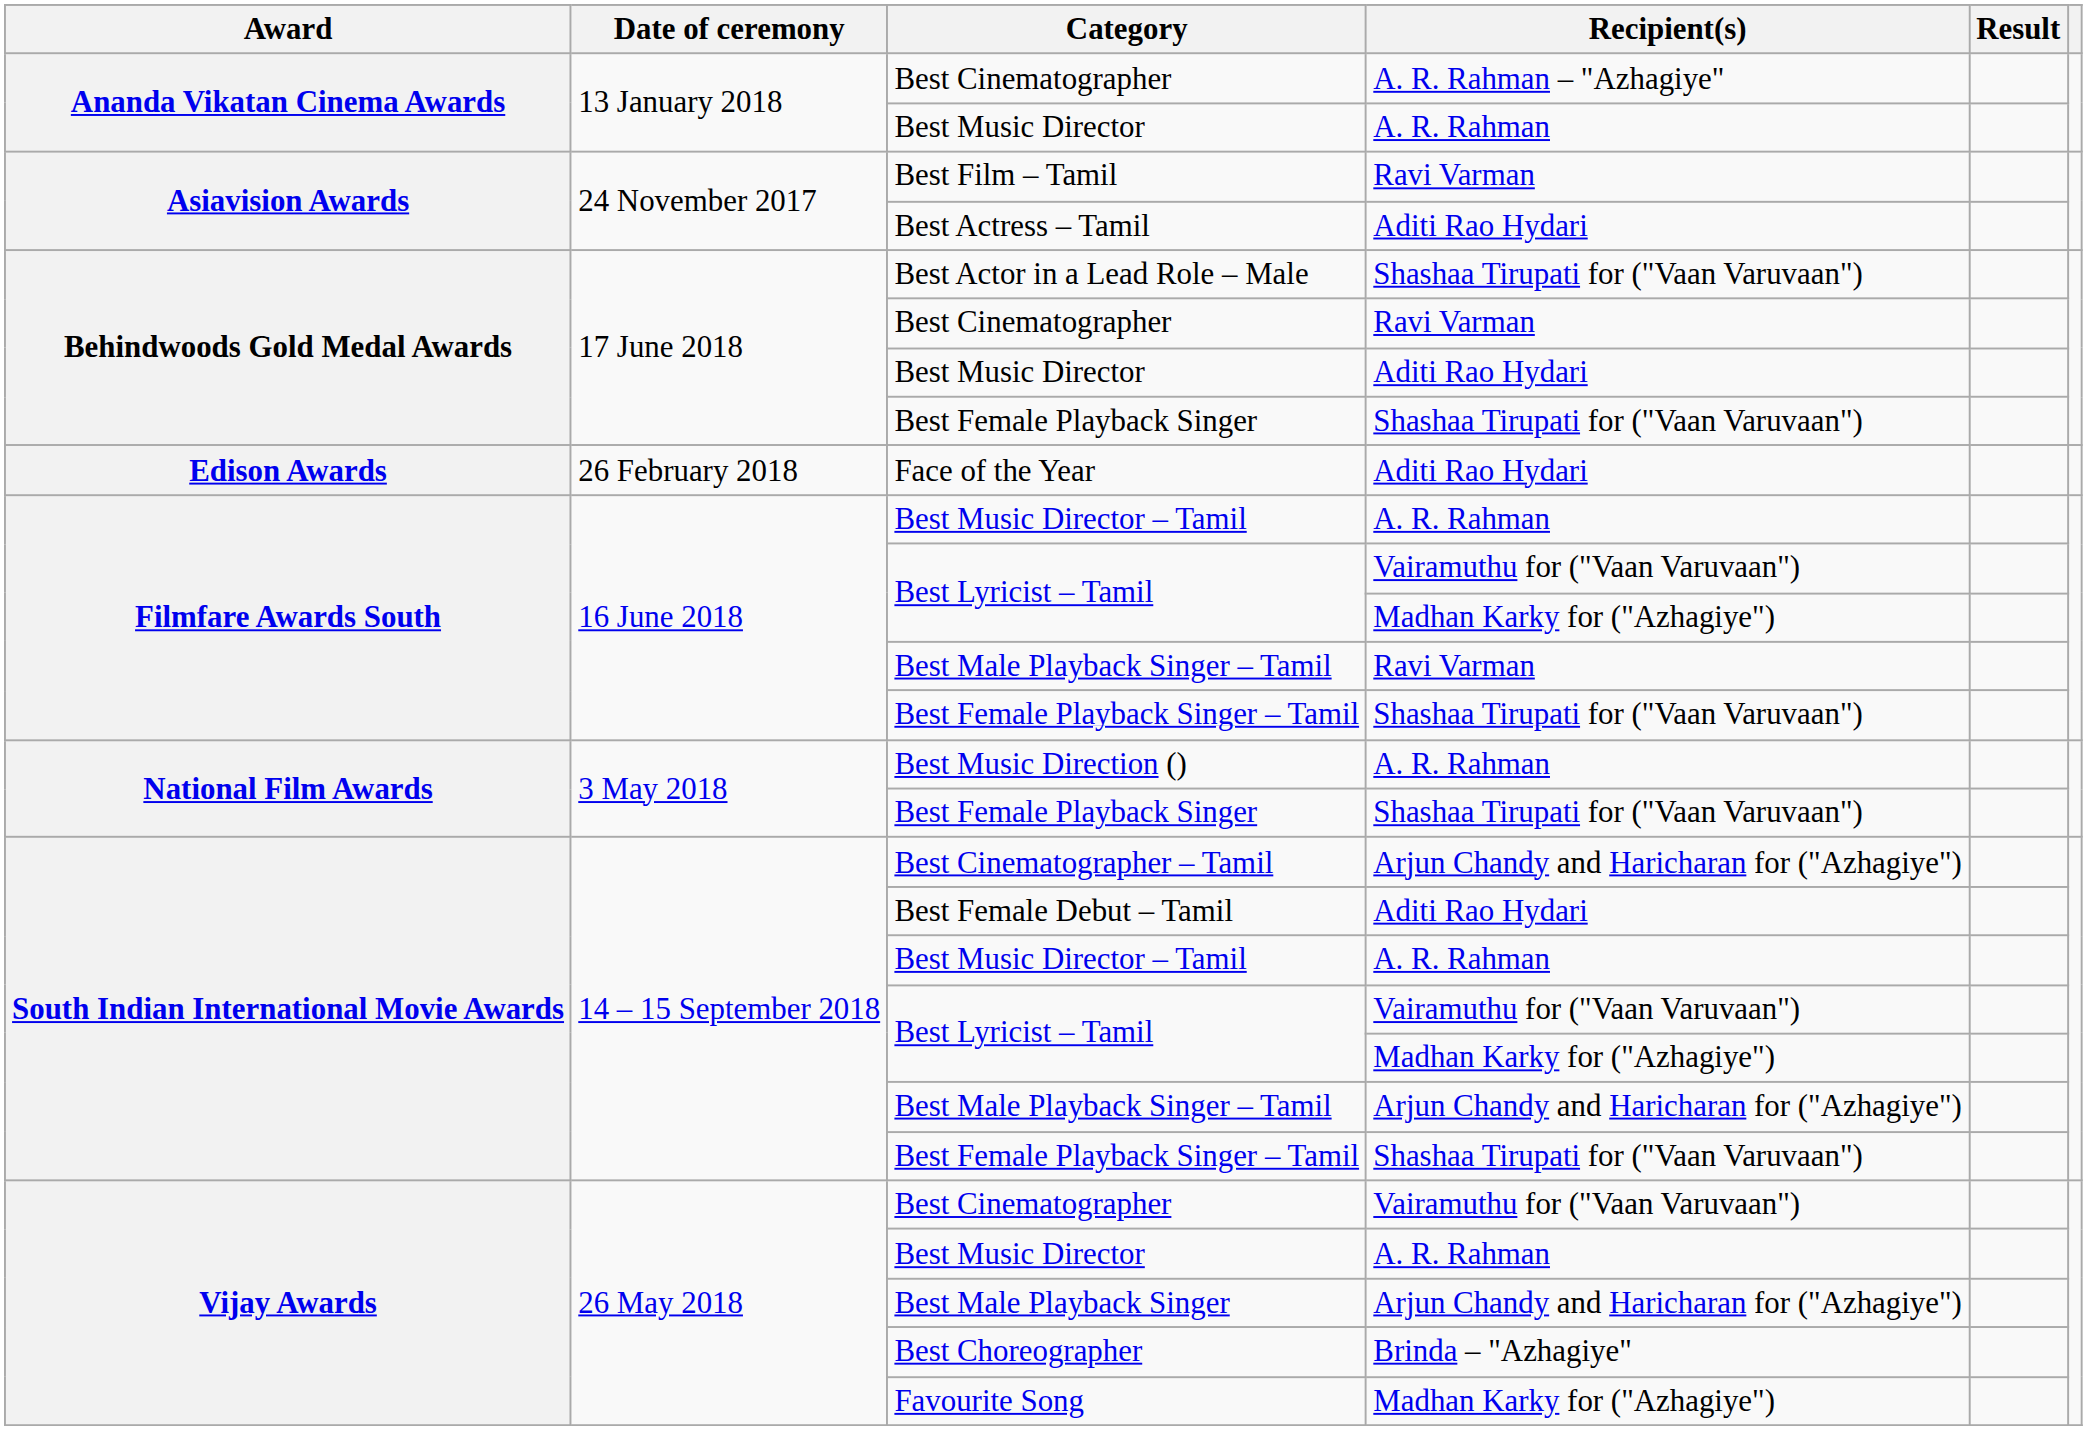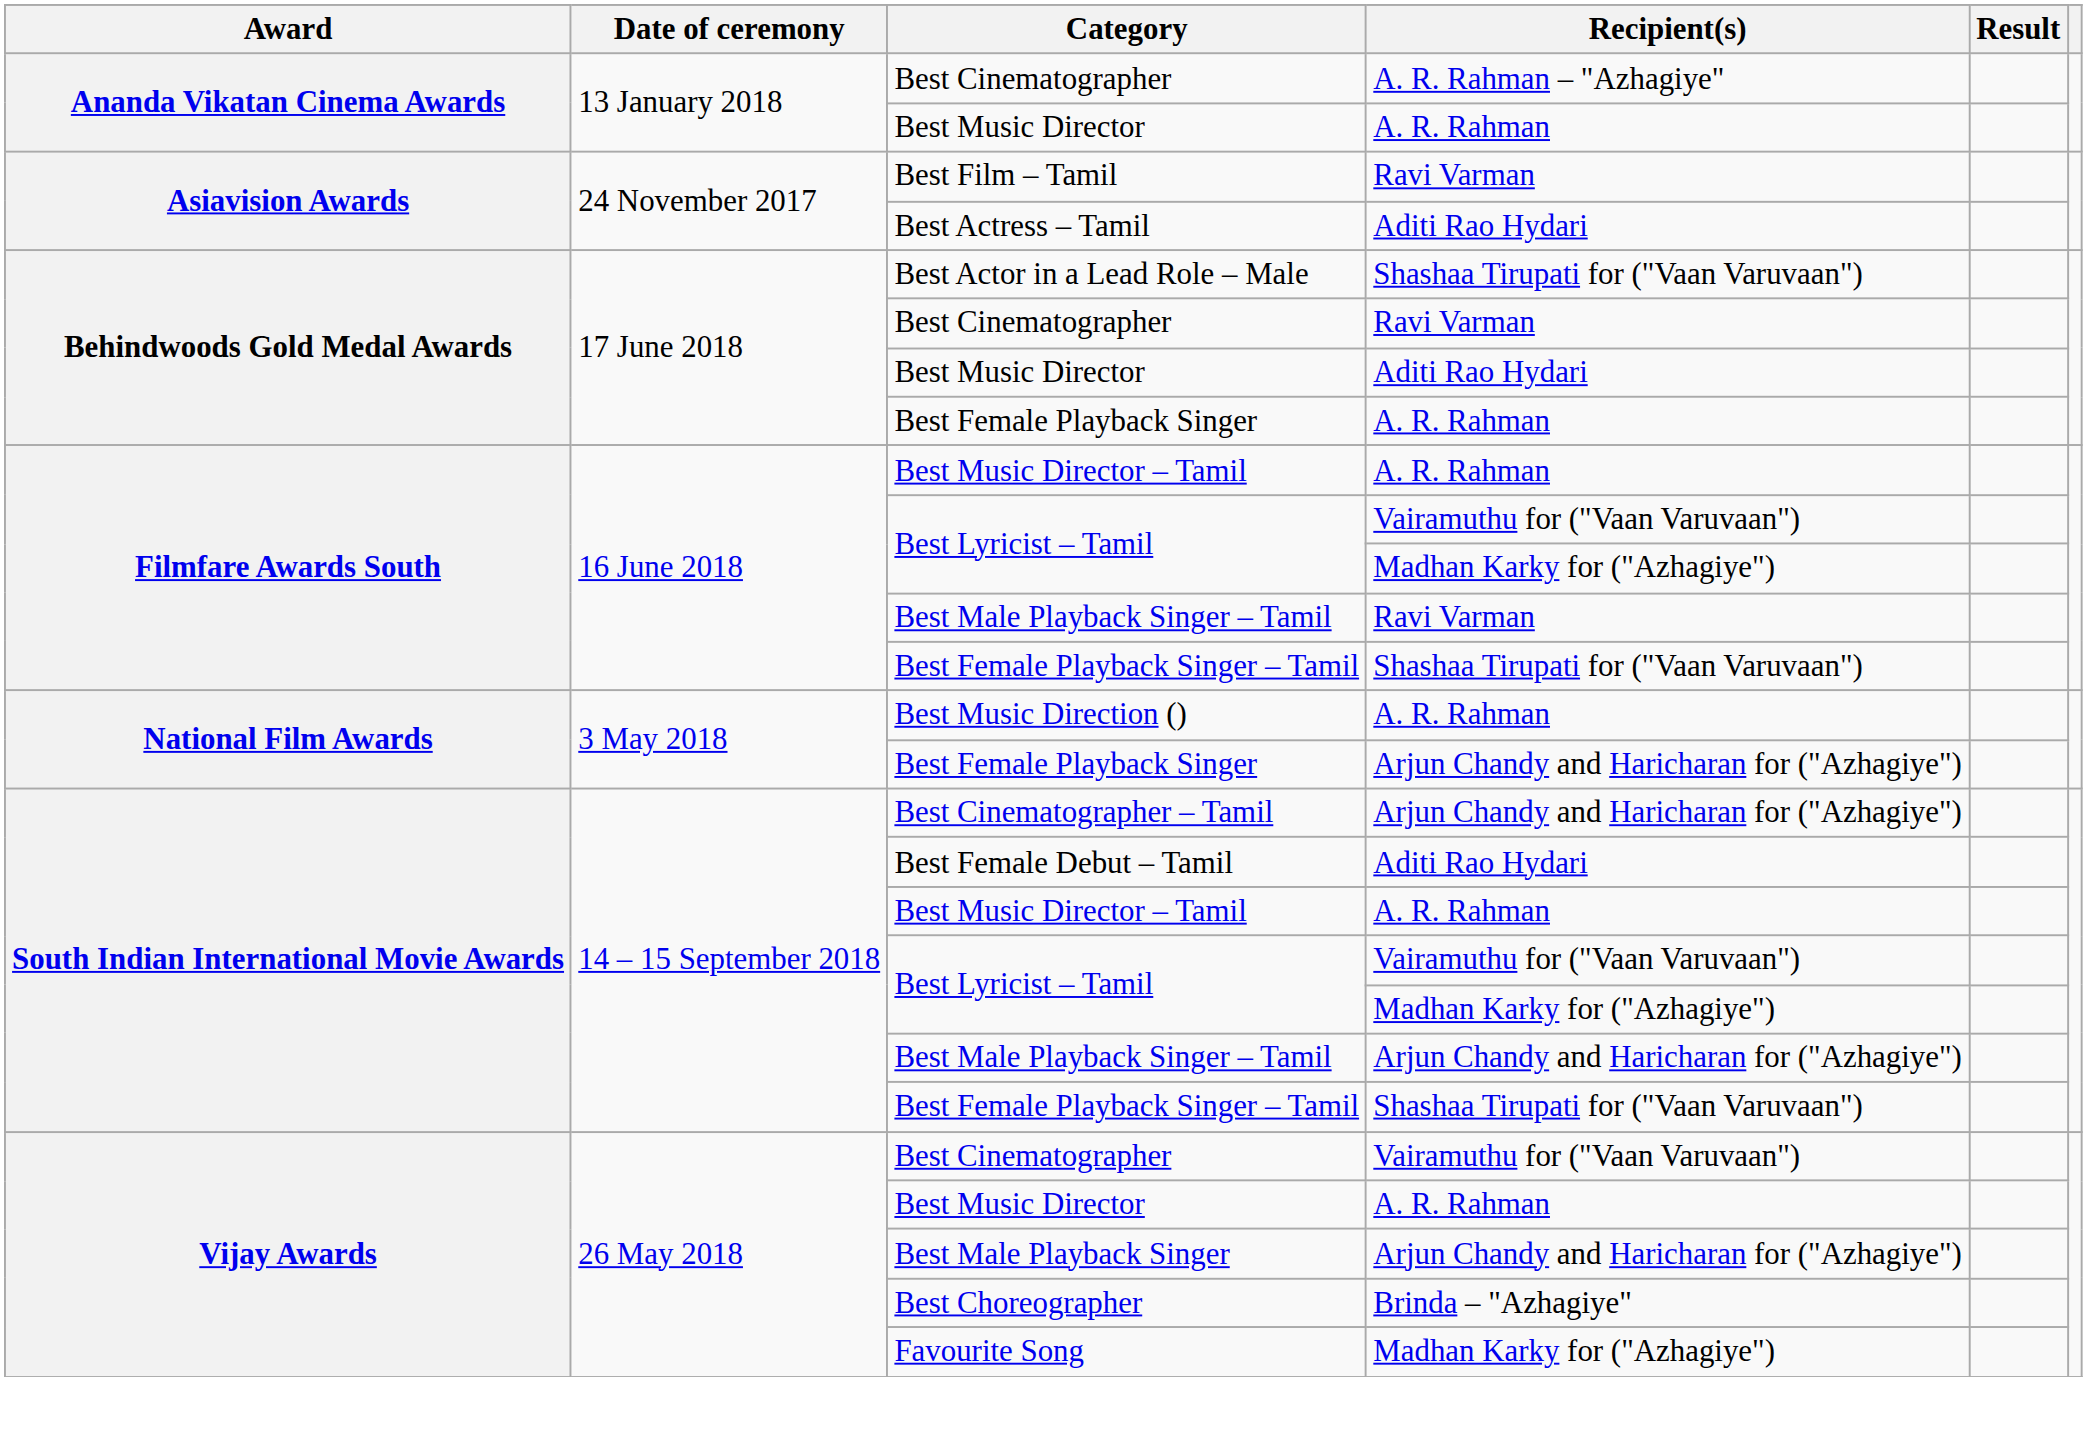(1618, 420) Shashaa Tirupati for ("Vaan Varuvaan") -> (1462, 420) A. R. Rahman
- row: (288, 469)
(1618, 812) Shashaa Tirupati for ("Vaan Varuvaan") -> (1668, 763) Arjun Chandy and Haricharan for ("Azhagiye")
